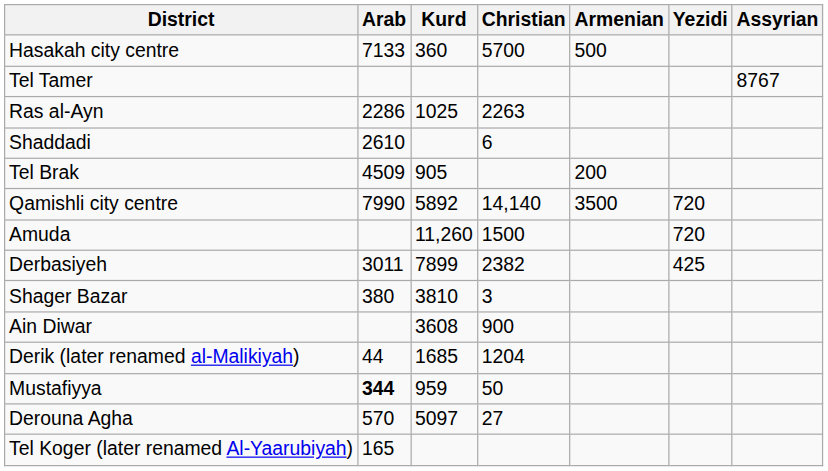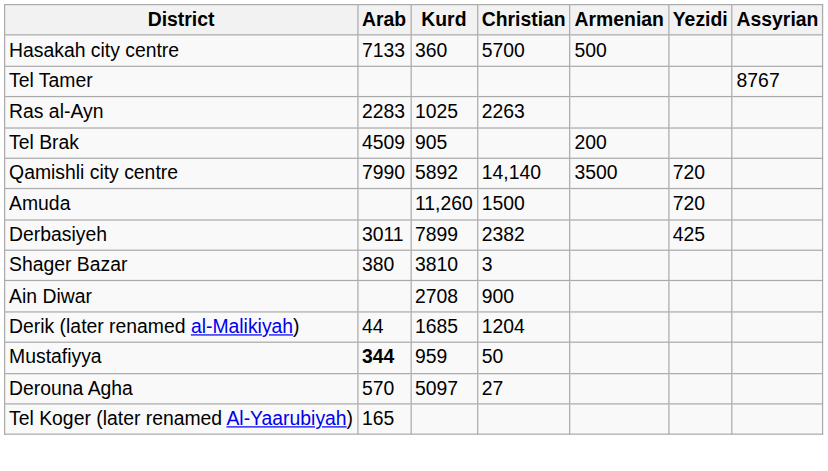(384, 111) 2286 -> (384, 111) 2283
- row: (50, 142)
(437, 326) 3608 -> (437, 296) 2708
